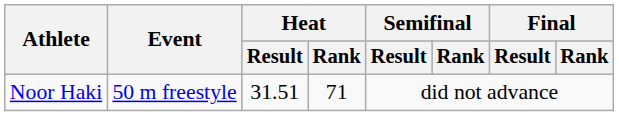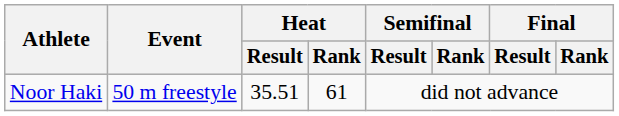(275, 92) 31.51 -> (275, 92) 35.51
(337, 92) 71 -> (337, 92) 61
